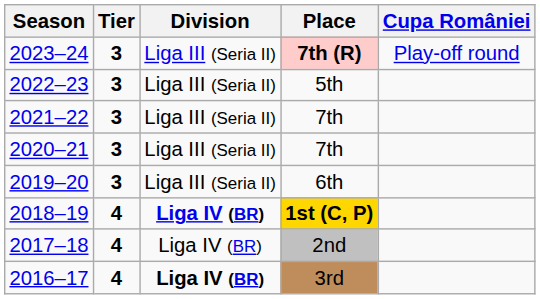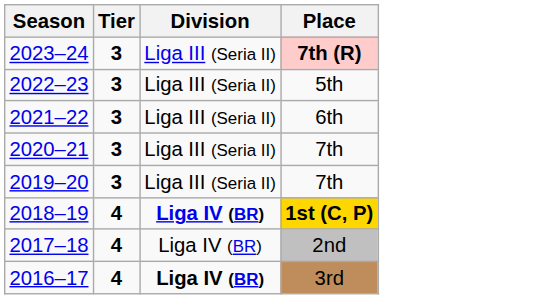- column: (457, 21)
(329, 117) 7th -> (329, 117) 6th
(329, 182) 6th -> (329, 182) 7th
